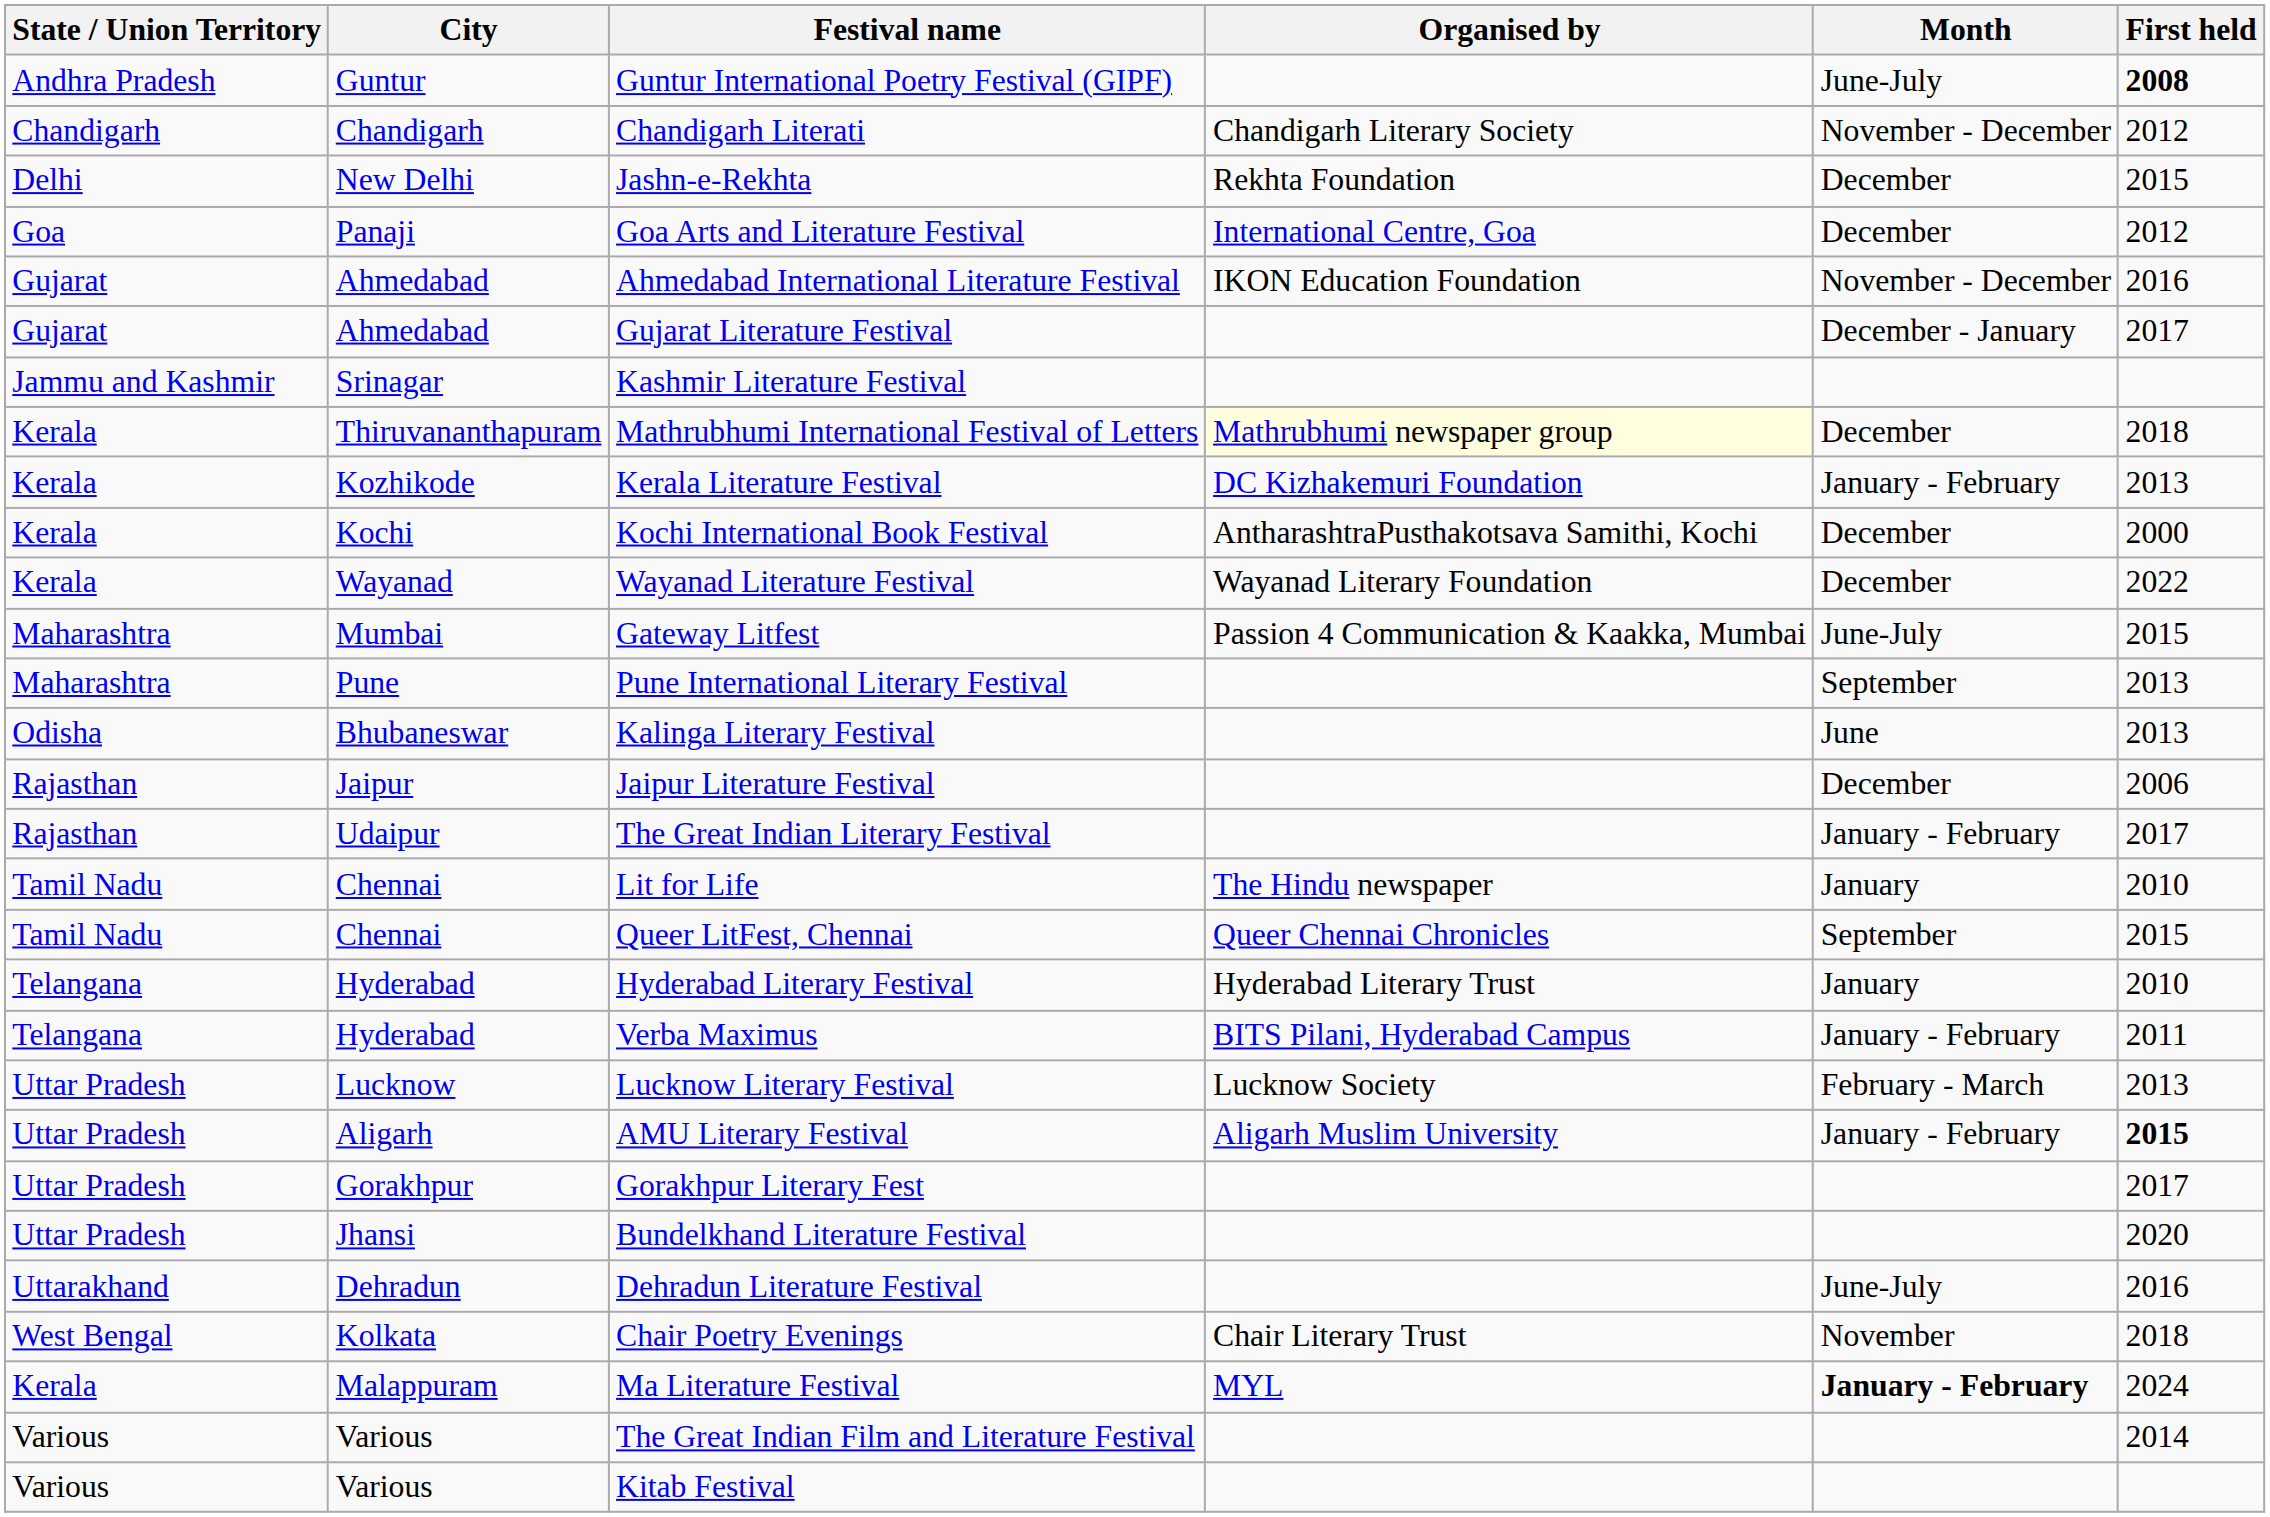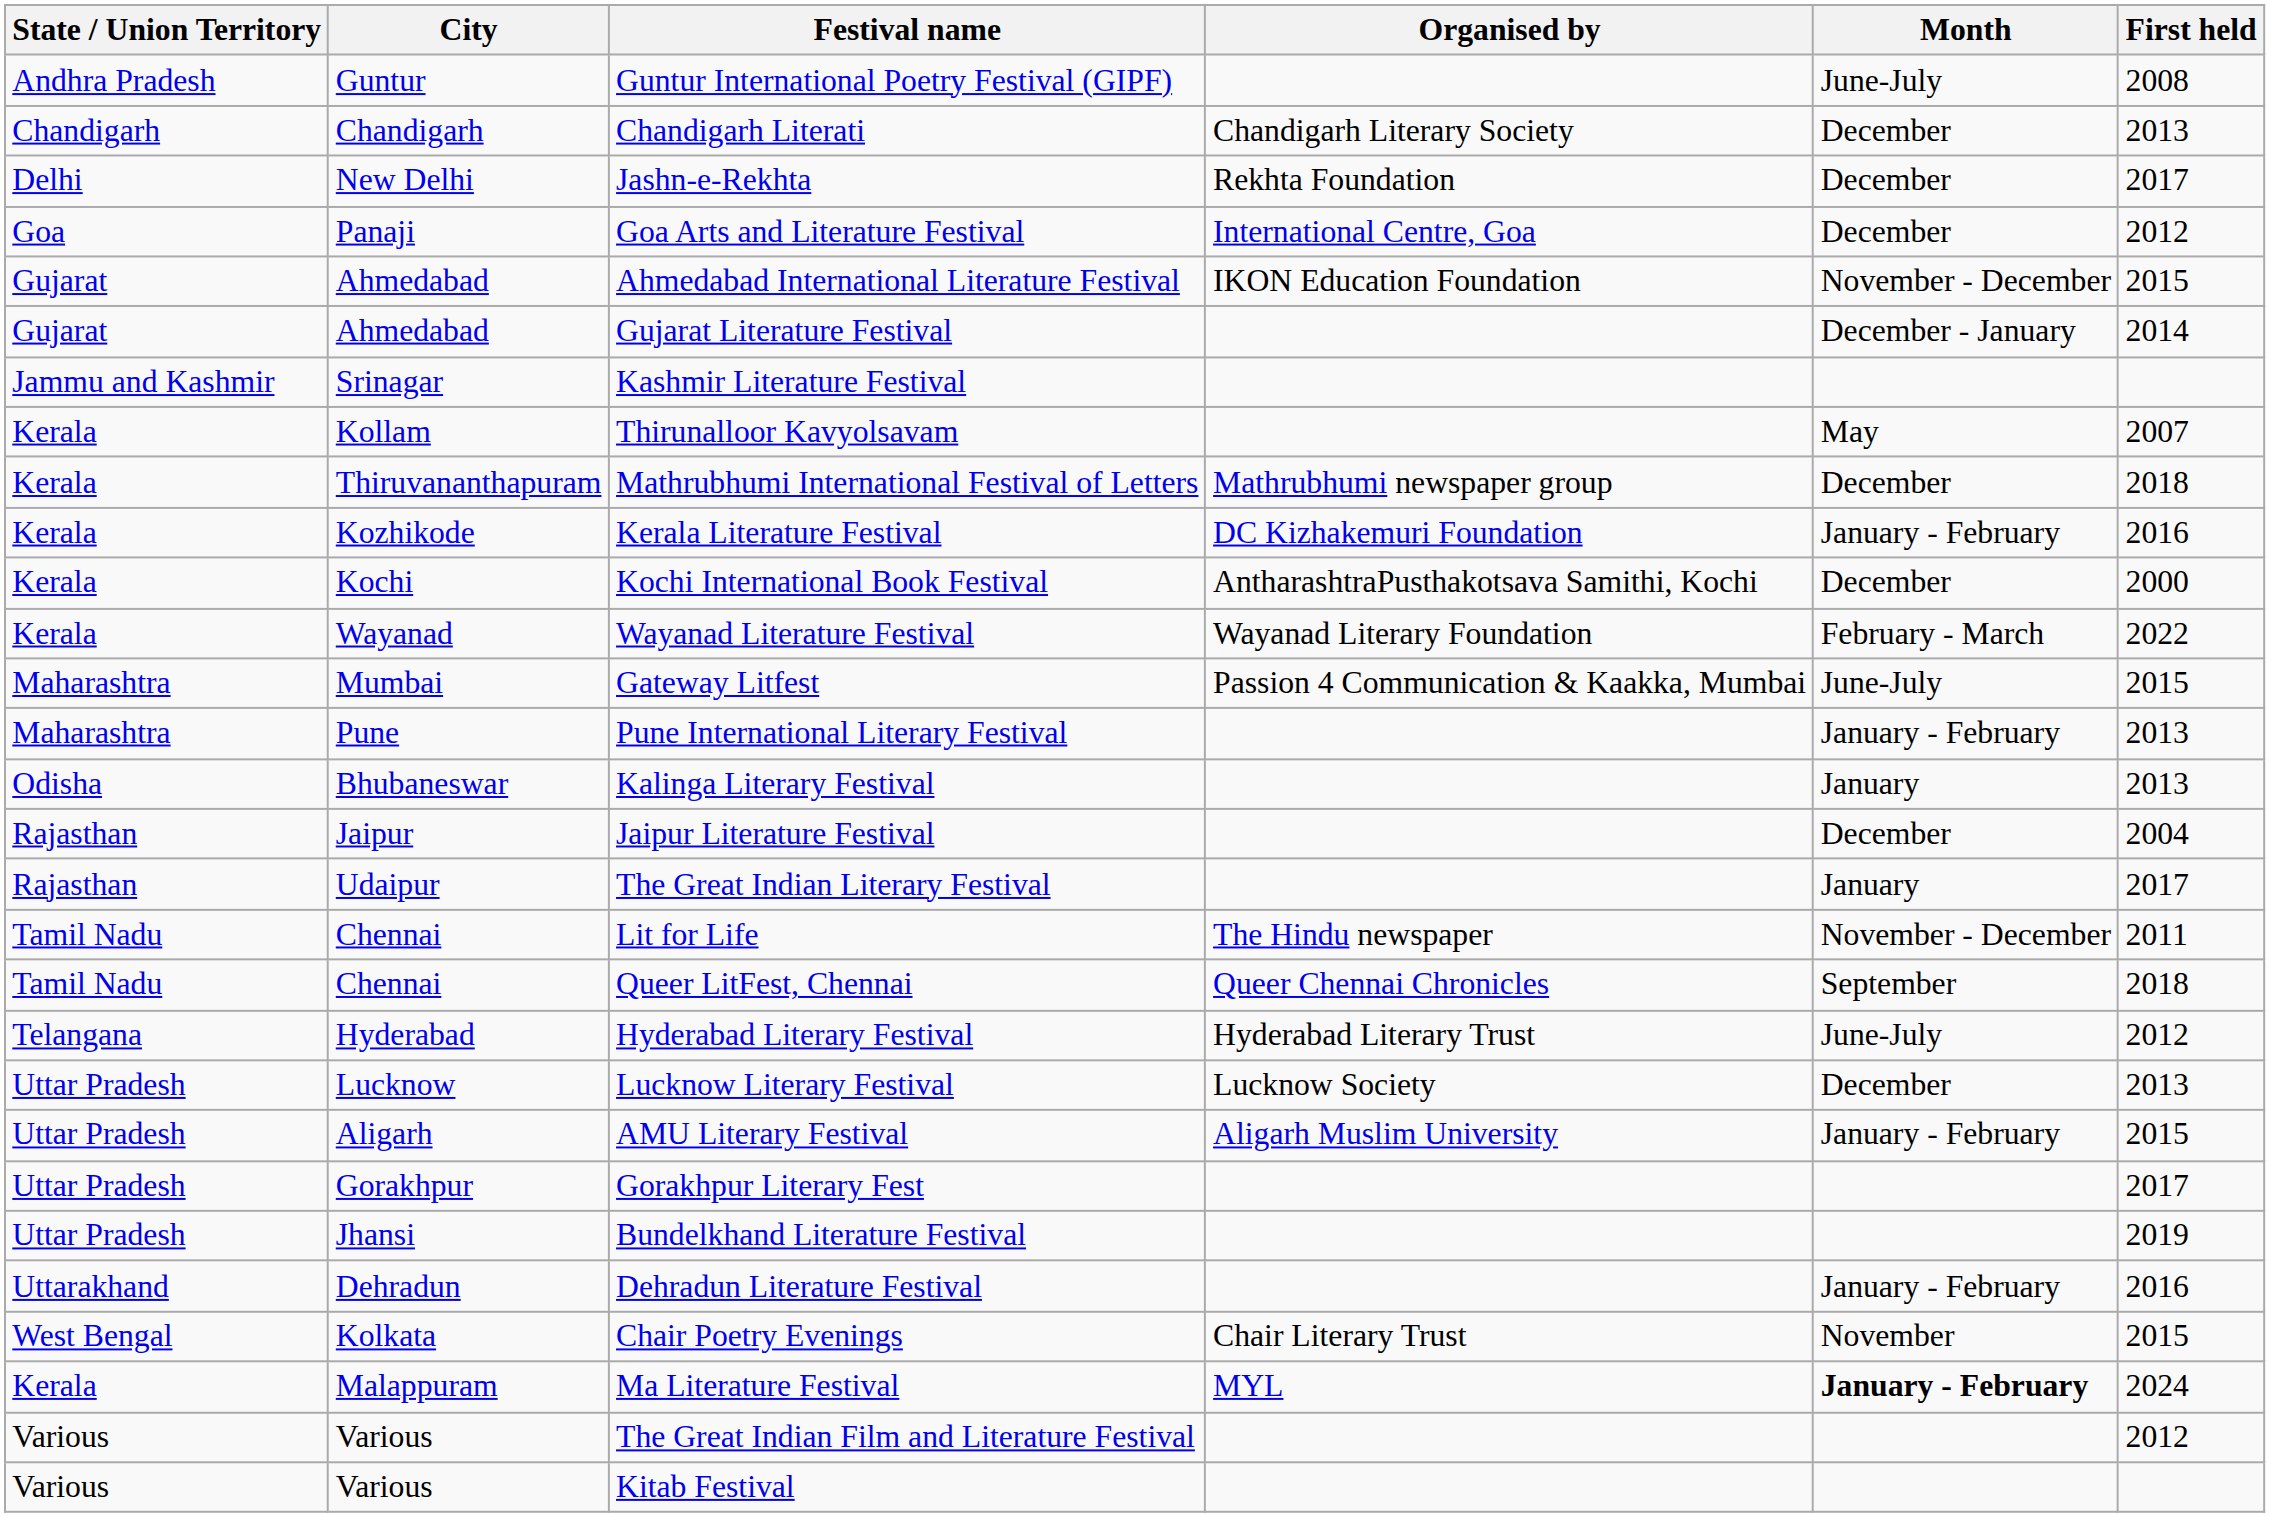(2157, 79) bold -> (2157, 79) normal
(1966, 130) November - December -> (1886, 130) December
(2157, 130) 2012 -> (2157, 130) 2013
(2157, 180) 2015 -> (2157, 180) 2017
(2157, 280) 2016 -> (2157, 280) 2015
(2157, 331) 2017 -> (2157, 331) 2014
+ row: (787, 431)
(1413, 431) lightyellow background -> (1413, 481) no background
(2157, 481) 2013 -> (2157, 532) 2016
(1886, 582) December -> (1932, 632) February - March
(1888, 682) September -> (1940, 733) January - February
(1850, 733) June -> (1870, 783) January
(2157, 783) 2006 -> (2157, 833) 2004
(1940, 833) January - February -> (1870, 883) January
(1870, 883) January -> (1966, 933) November - December
(2157, 883) 2010 -> (2157, 933) 2011
(2157, 933) 2015 -> (2157, 984) 2018
(1870, 984) January -> (1881, 1034) June-July
(2157, 984) 2010 -> (2157, 1034) 2012
- row: (717, 1034)
(1932, 1084) February - March -> (1886, 1084) December
(2157, 1134) bold -> (2157, 1134) normal
(2157, 1235) 2020 -> (2157, 1235) 2019
(1881, 1285) June-July -> (1940, 1285) January - February
(2157, 1335) 2018 -> (2157, 1335) 2015
(2157, 1436) 2014 -> (2157, 1436) 2012
